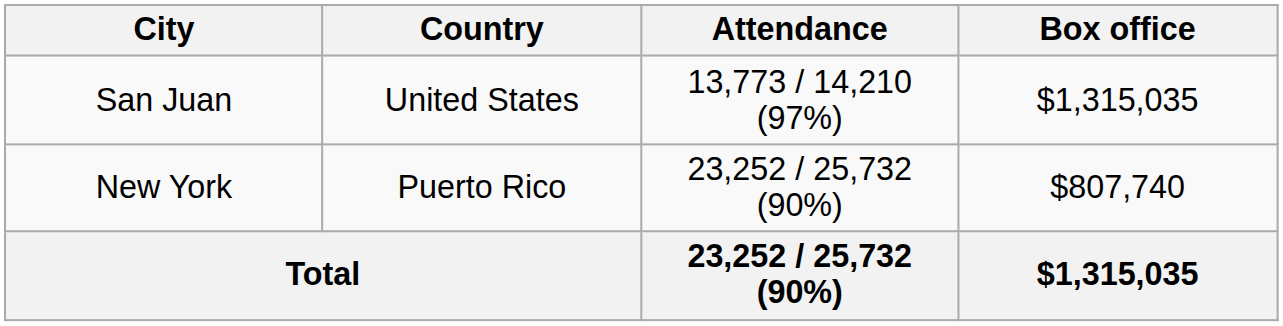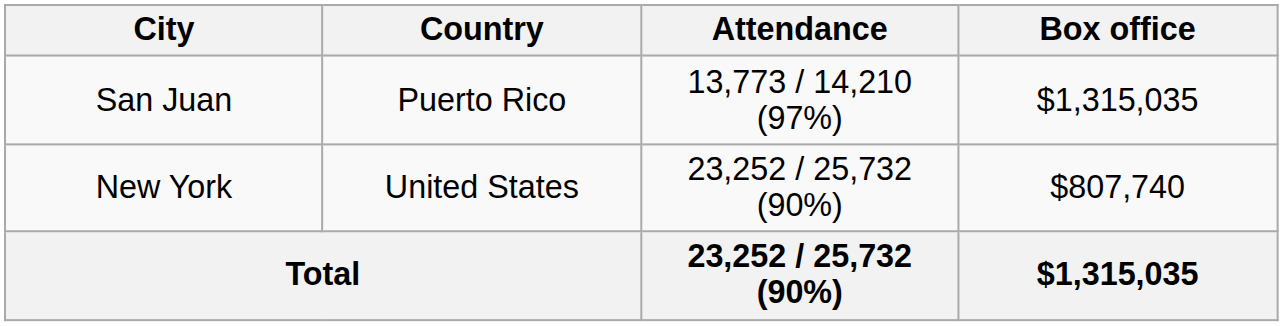(482, 99) United States -> (482, 99) Puerto Rico
(482, 187) Puerto Rico -> (482, 187) United States
